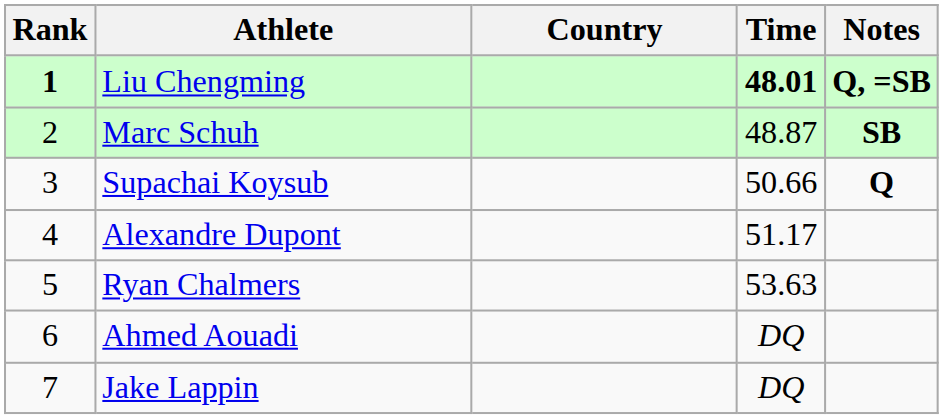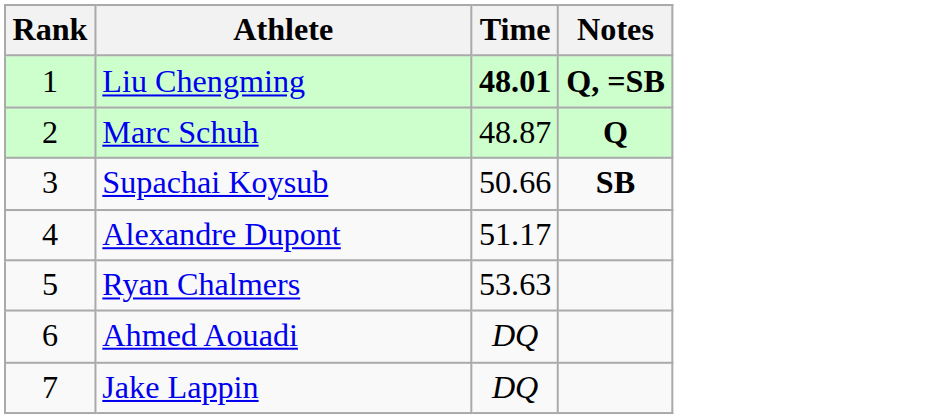- column: (605, 30)
(50, 81) bold -> (50, 81) normal
(882, 132) SB -> (616, 132) Q
(882, 183) Q -> (616, 183) SB
